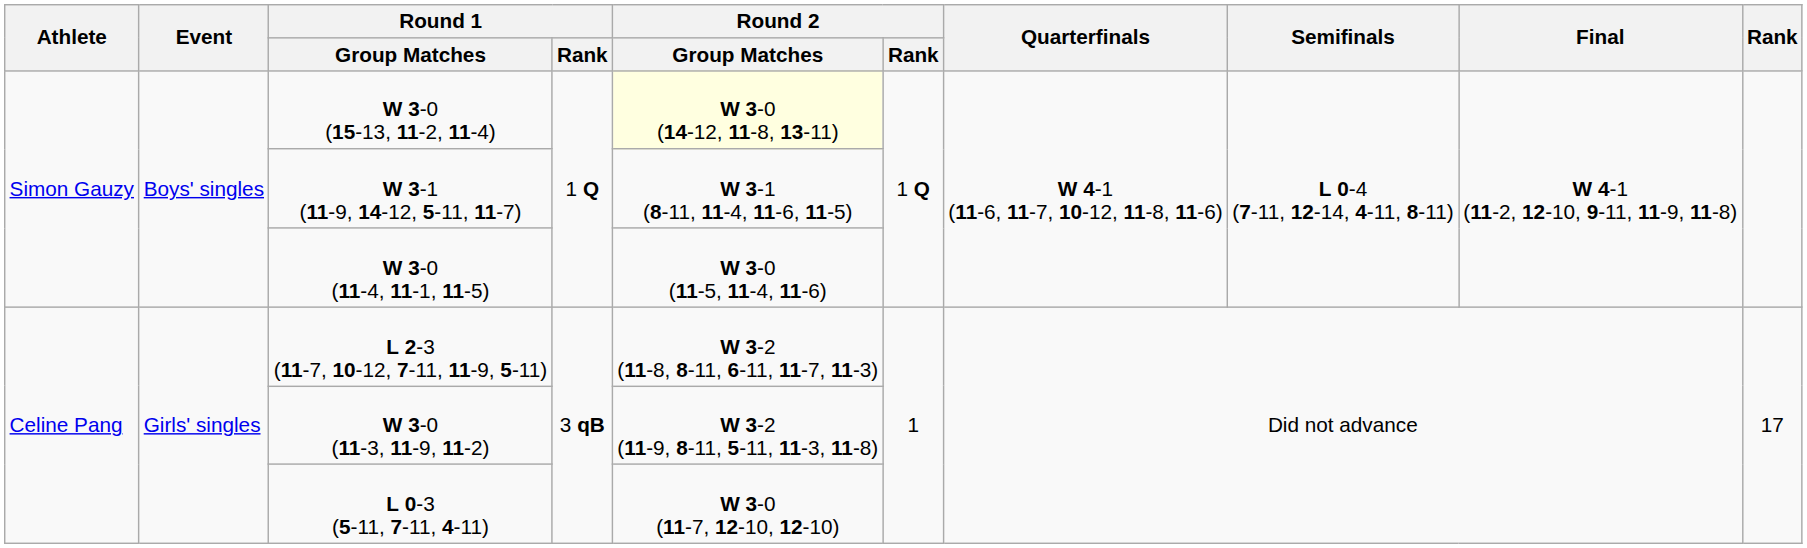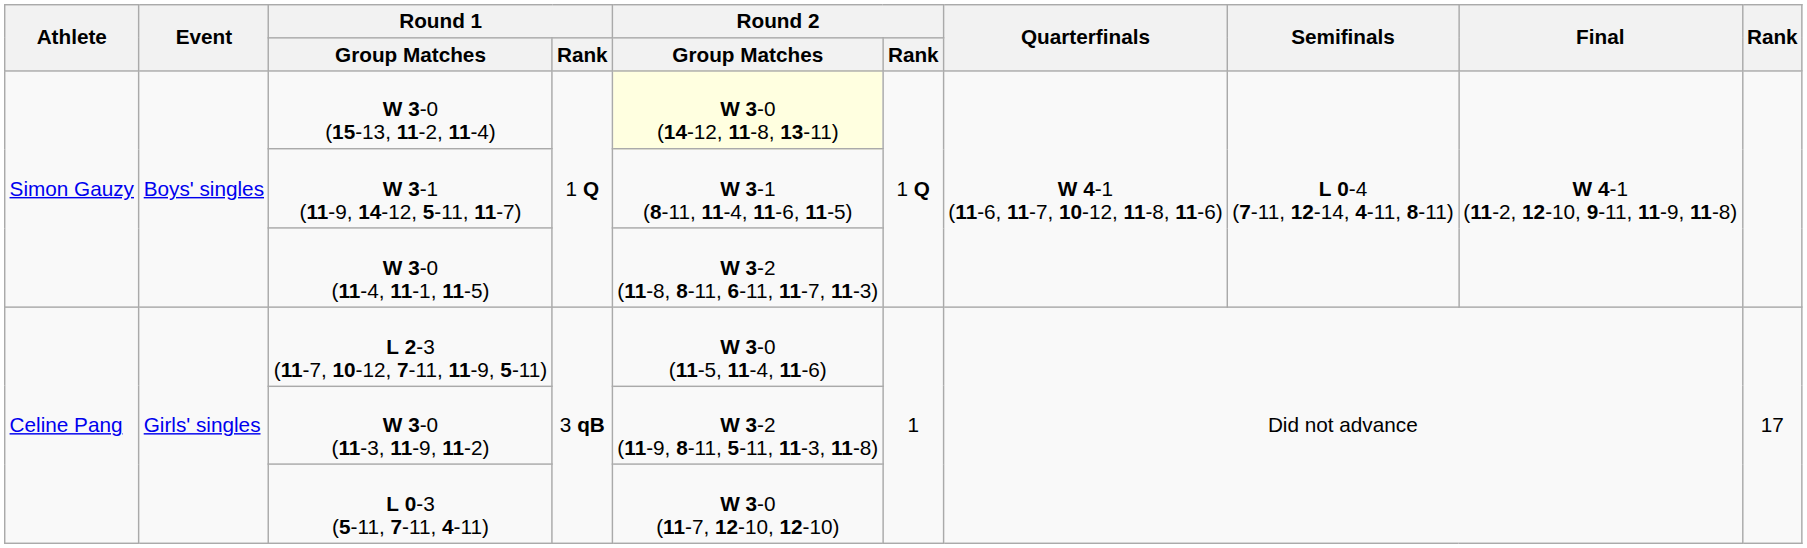(748, 279) W 3-0 (11-5, 11-4, 11-6) -> (748, 279) W 3-2 (11-8, 8-11, 6-11, 11-7, 11-3)
(748, 358) W 3-2 (11-8, 8-11, 6-11, 11-7, 11-3) -> (748, 358) W 3-0 (11-5, 11-4, 11-6)
